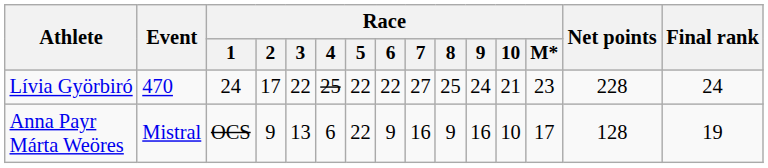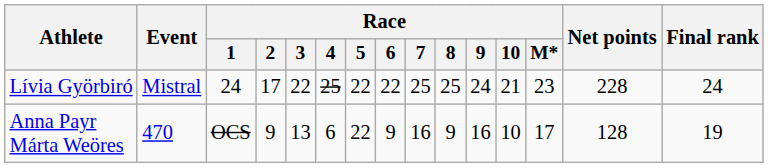(158, 87) 470 -> (172, 87) Mistral
(421, 87) 27 -> (421, 87) 25
(172, 133) Mistral -> (158, 133) 470
